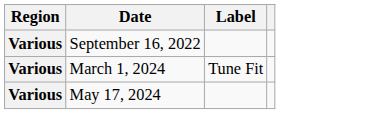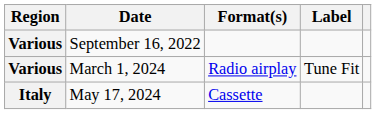+ column: (252, 17)
(35, 95) Various -> (35, 95) Italy
